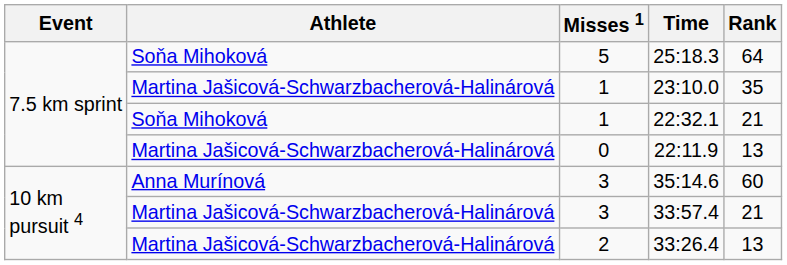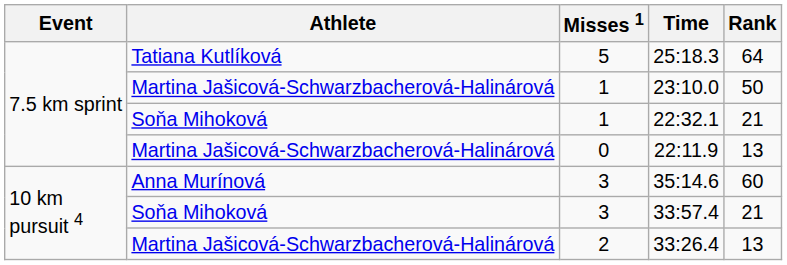(199, 57) Soňa Mihoková -> (206, 57) Tatiana Kutlíková
(752, 88) 35 -> (752, 88) 50
(343, 213) Martina Jašicová-Schwarzbacherová-Halinárová -> (199, 213) Soňa Mihoková
